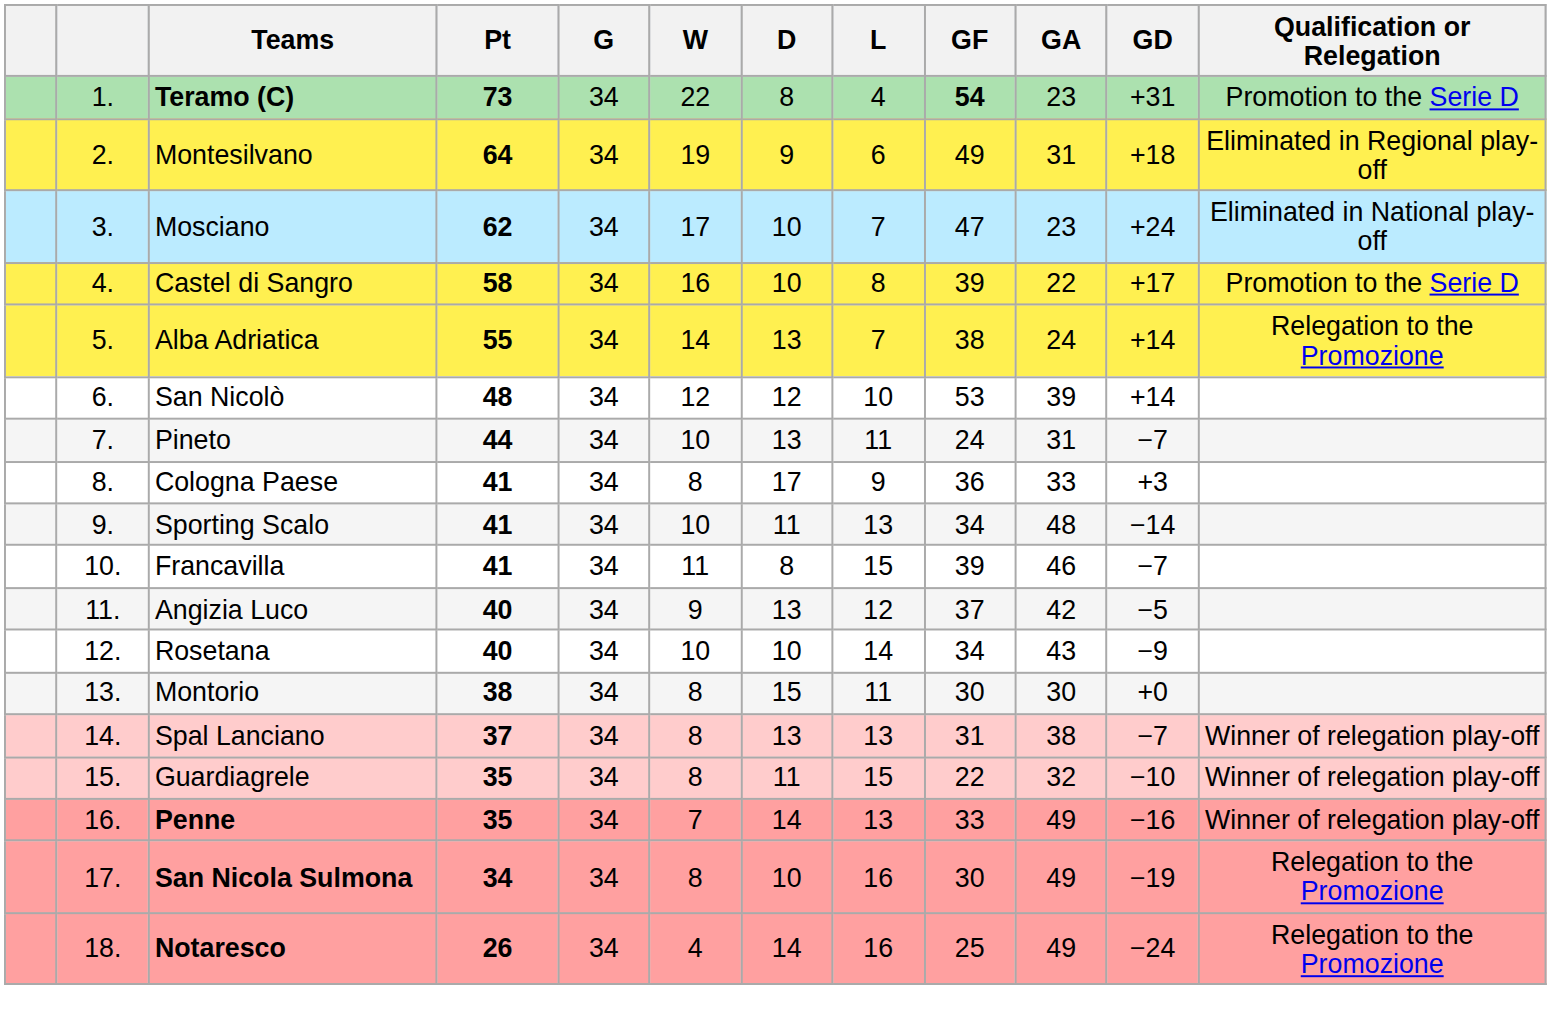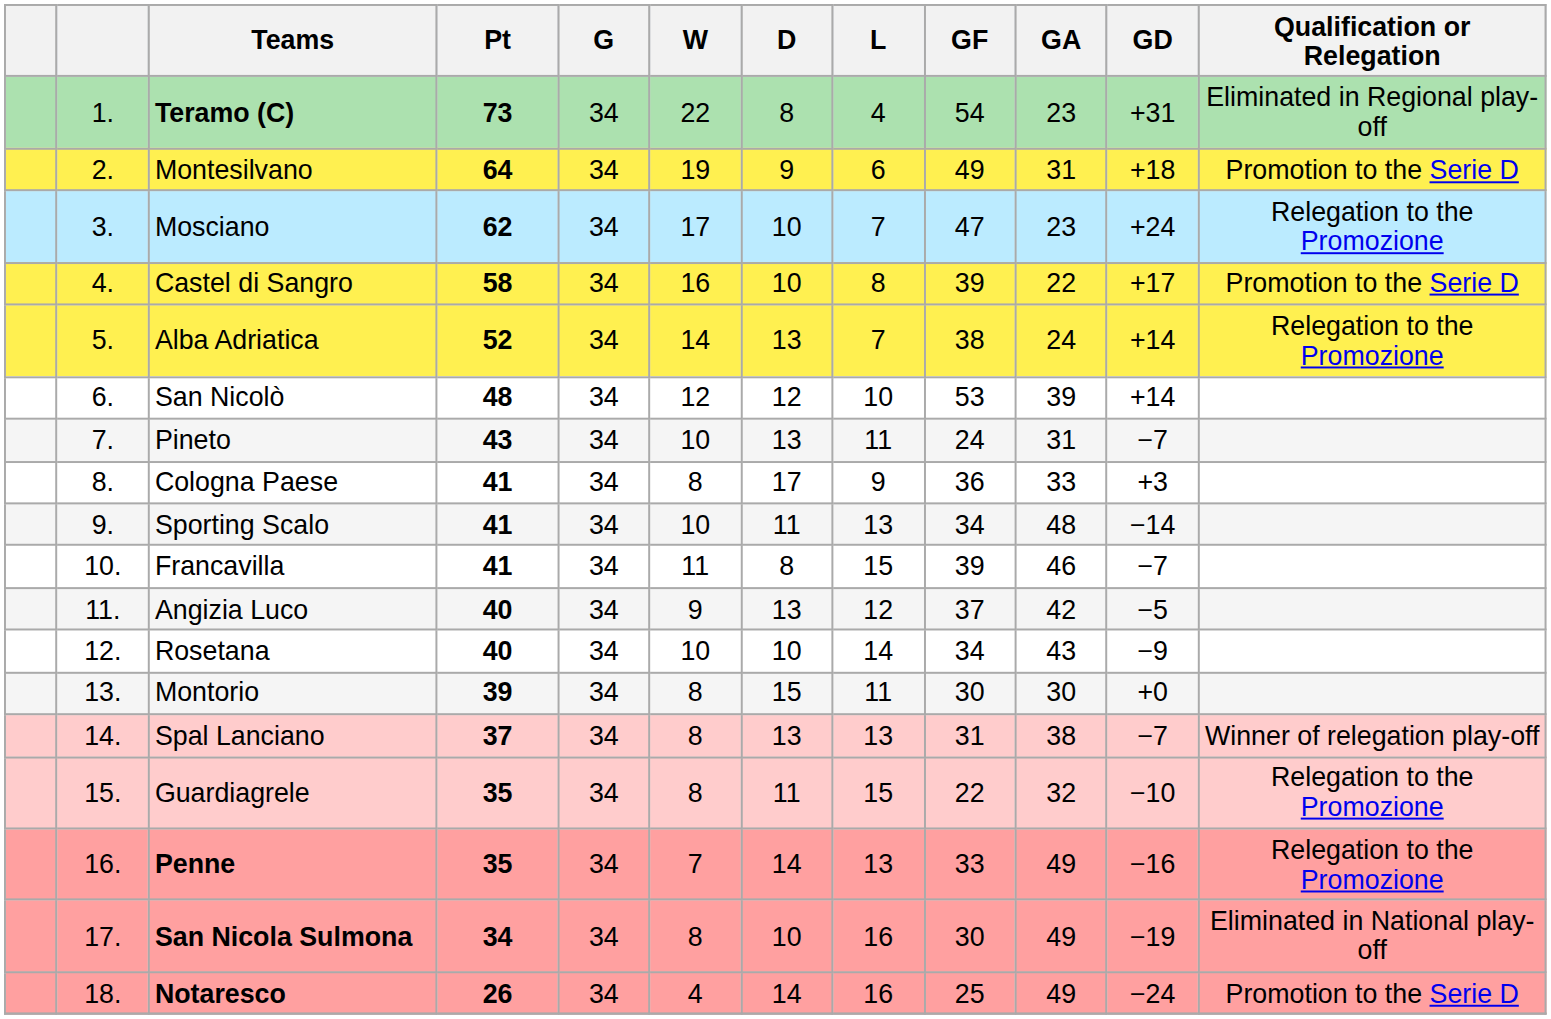(970, 97) bold -> (970, 112) normal
(1372, 97) Promotion to the Serie D -> (1372, 112) Eliminated in Regional play-off
(1372, 154) Eliminated in Regional play-off -> (1372, 169) Promotion to the Serie D
(1372, 226) Eliminated in National play-off -> (1372, 226) Relegation to the Promozione
(498, 340) 55 -> (498, 340) 52
(498, 440) 44 -> (498, 440) 43
(498, 693) 38 -> (498, 693) 39
(1372, 777) Winner of relegation play-off -> (1372, 792) Relegation to the Promozione
(1372, 820) Winner of relegation play-off -> (1372, 864) Relegation to the Promozione
(1372, 877) Relegation to the Promozione -> (1372, 936) Eliminated in National play-off
(1372, 948) Relegation to the Promozione -> (1372, 993) Promotion to the Serie D
